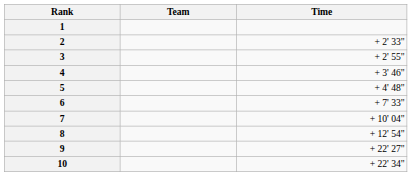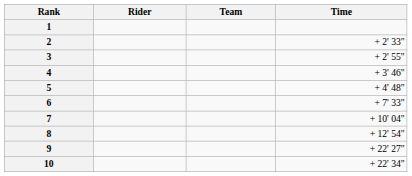+ column: (140, 12)
